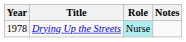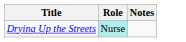- column: (17, 12)
